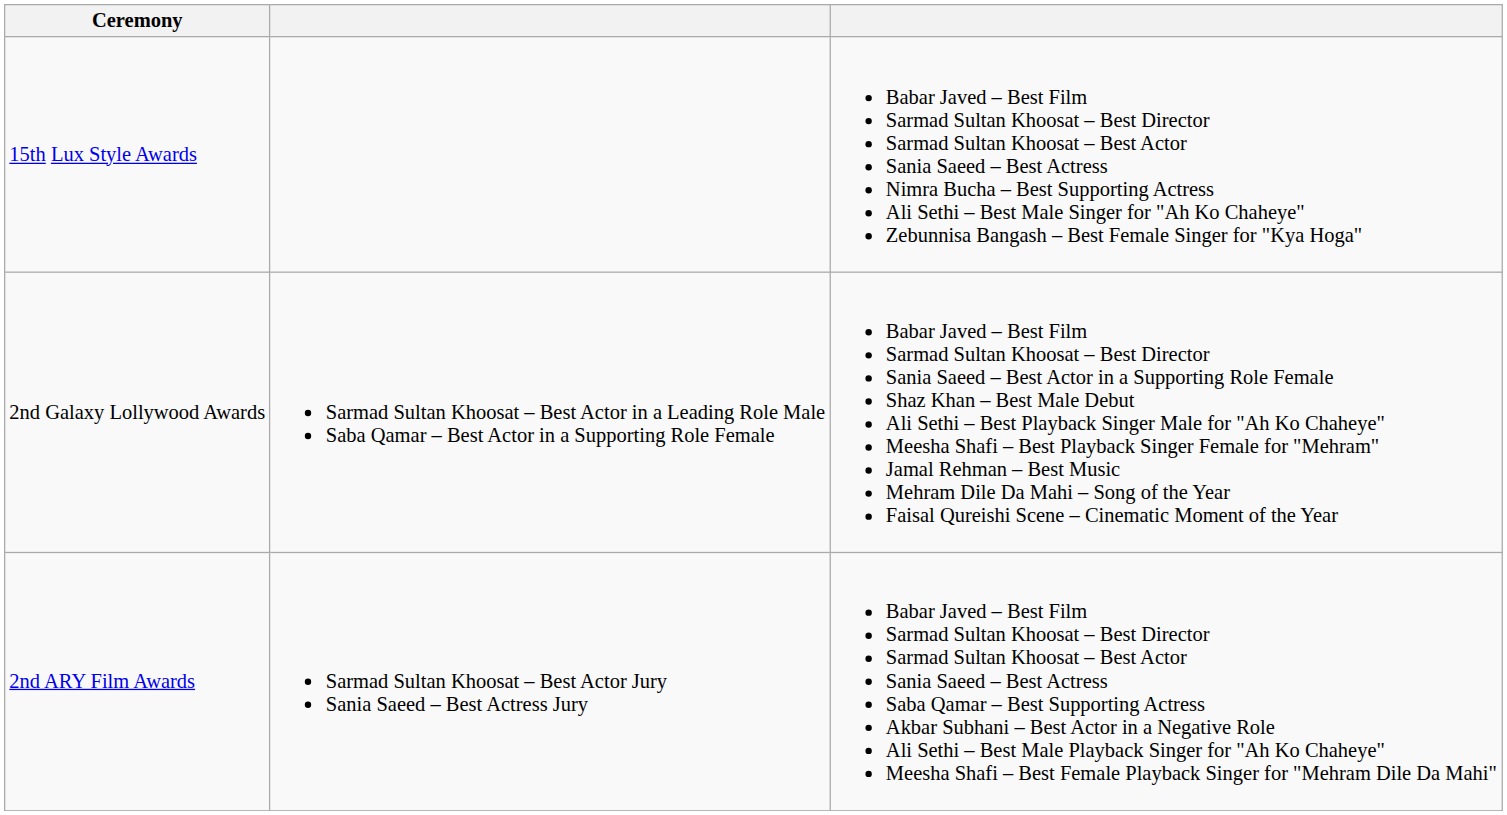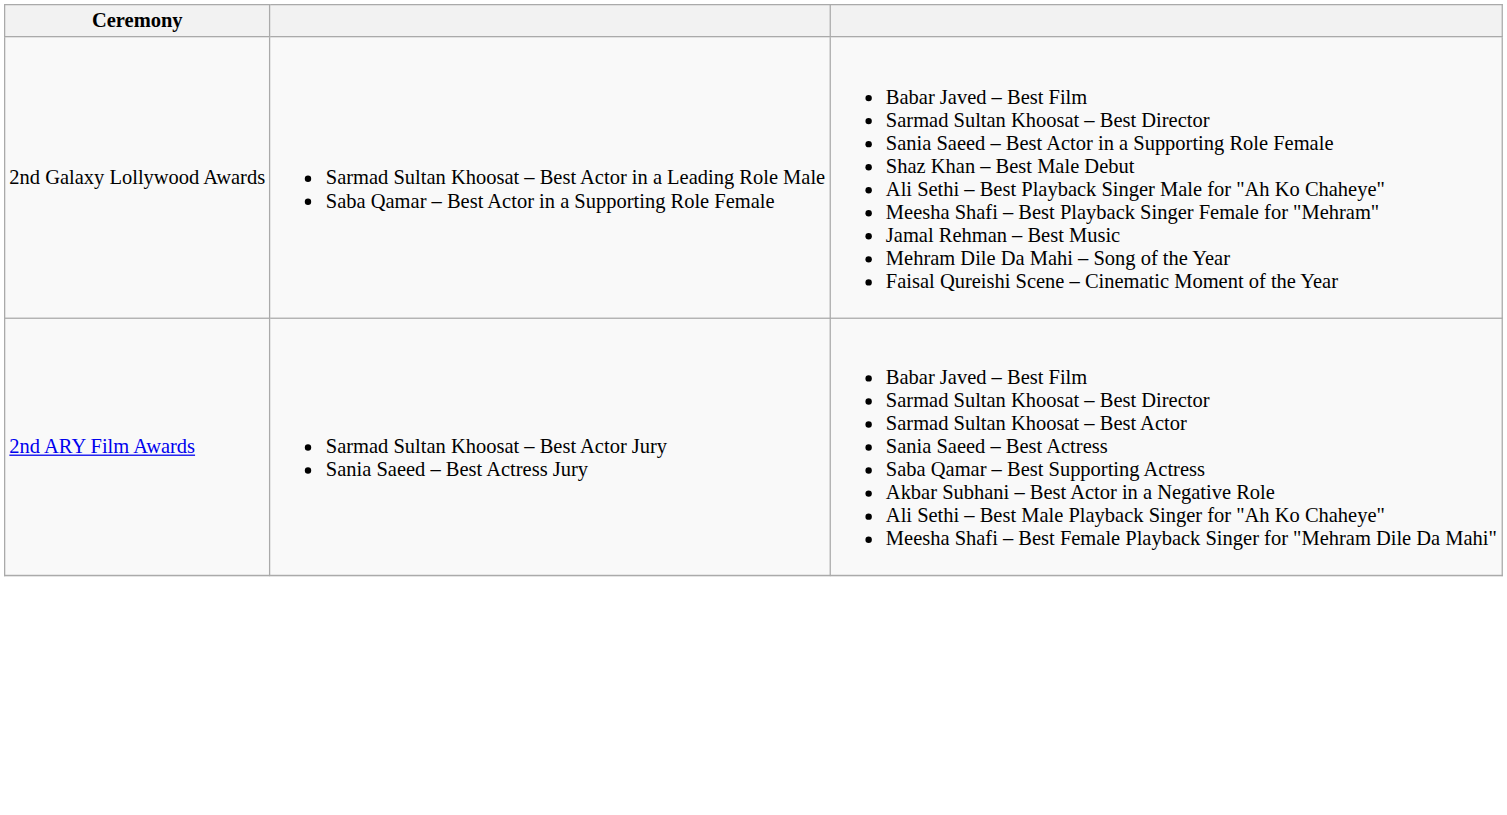- row: (103, 154)
